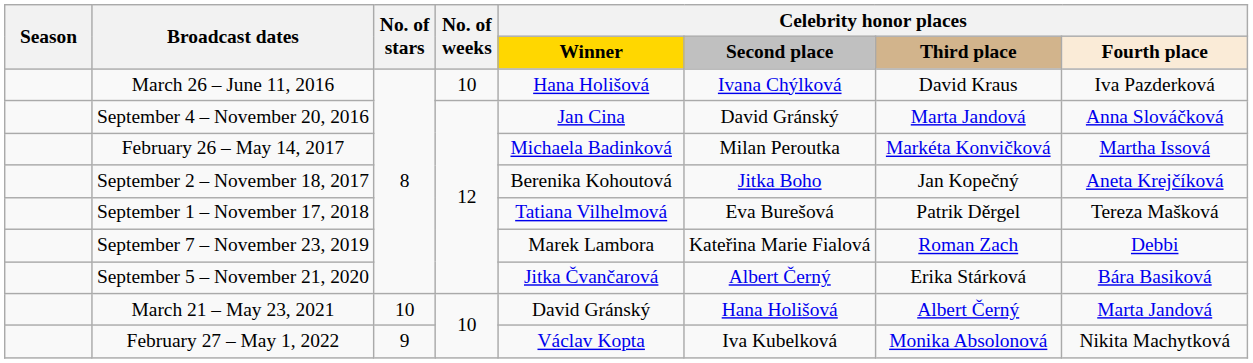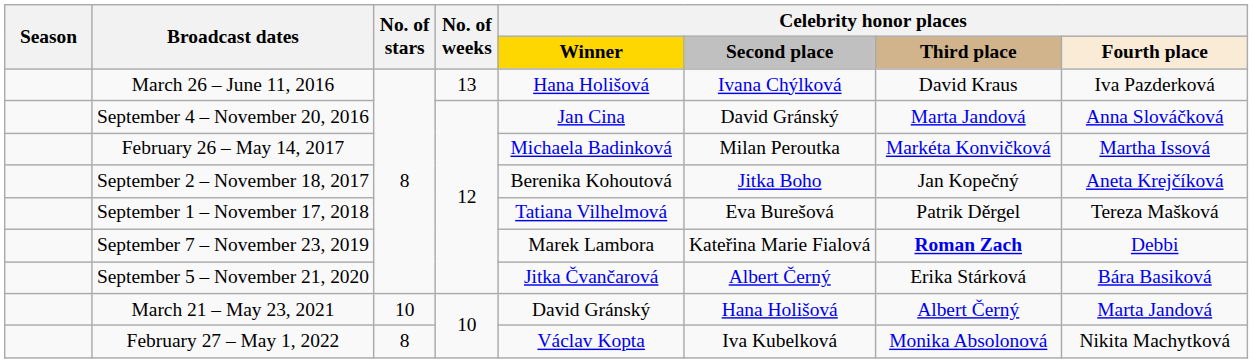(467, 84) 10 -> (467, 84) 13
(968, 244) normal -> (968, 244) bold
(405, 340) 9 -> (405, 340) 8
